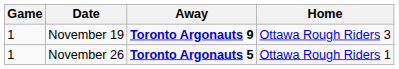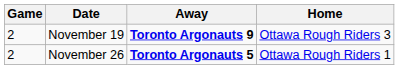(11, 34) 1 -> (11, 34) 2
(11, 54) 1 -> (11, 54) 2
